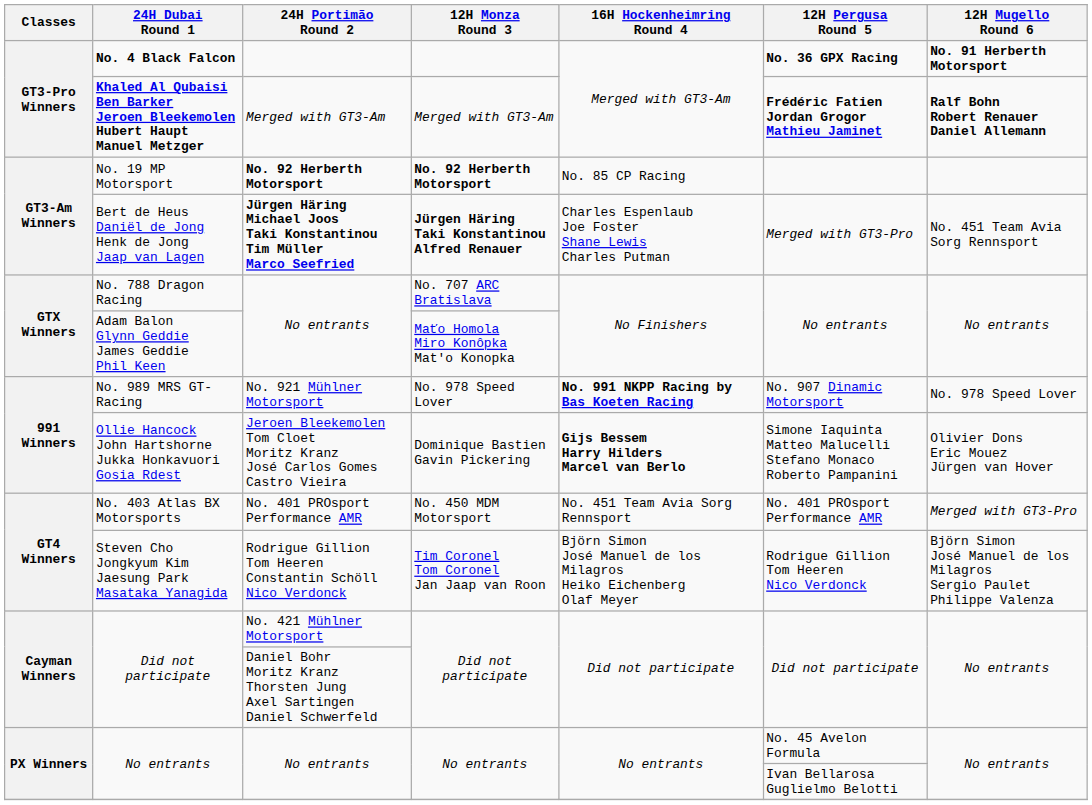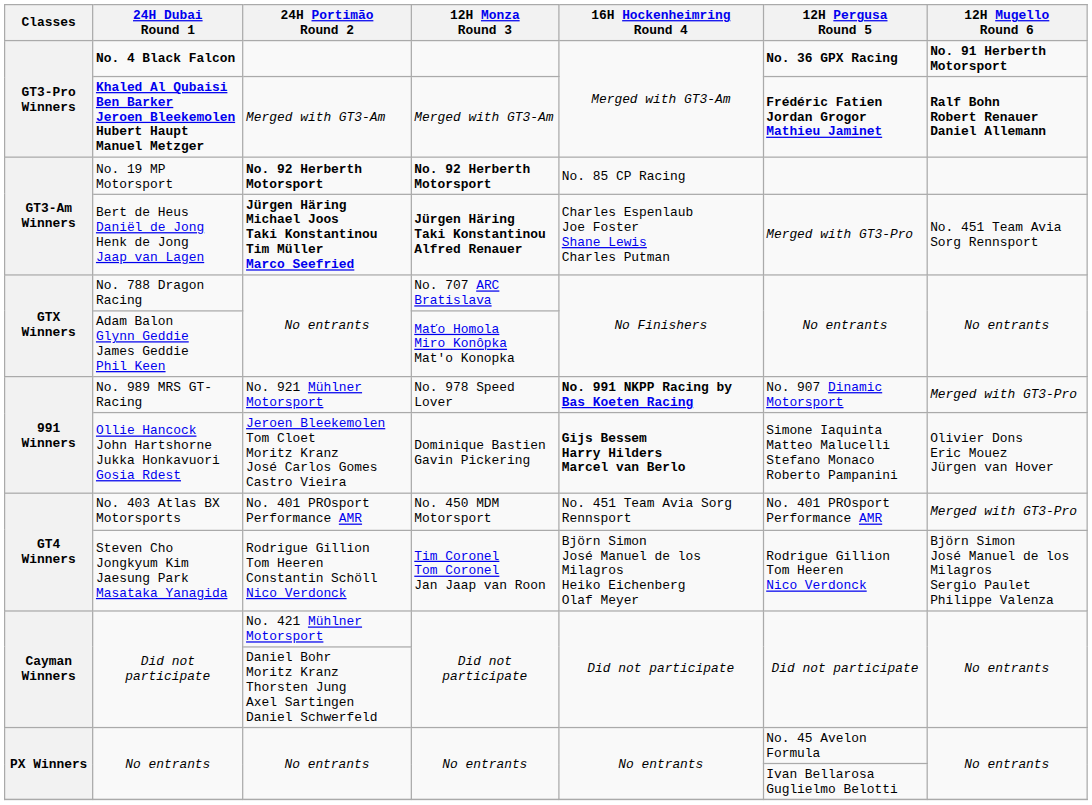(1004, 395) No. 978 Speed Lover -> (1004, 395) Merged with GT3-Pro
